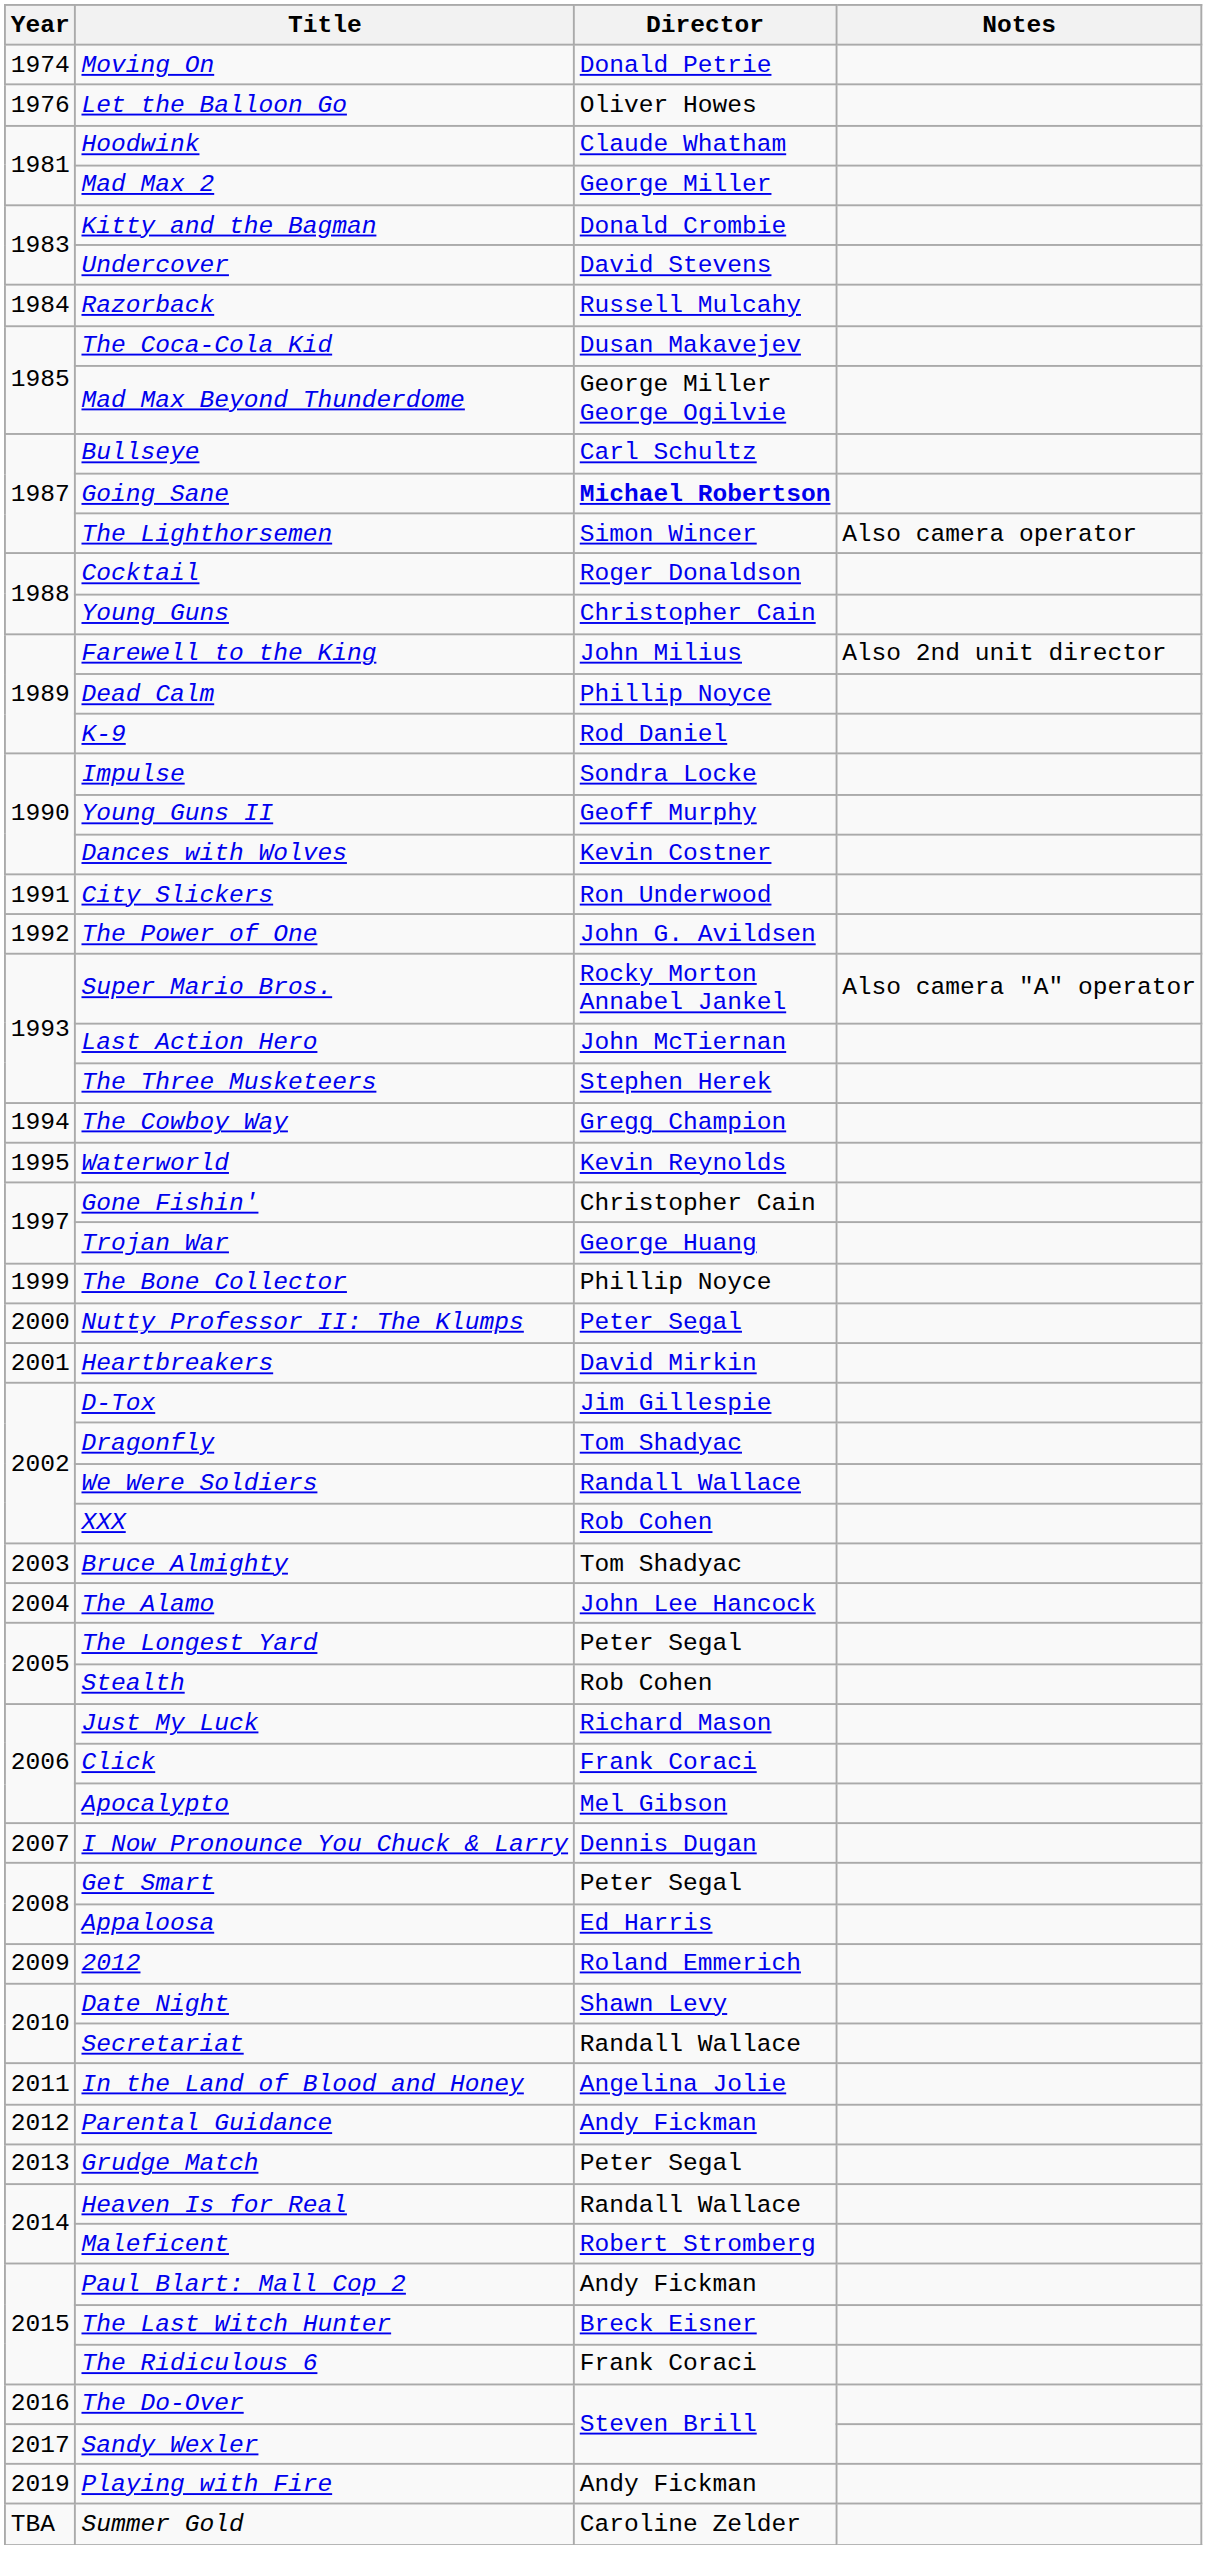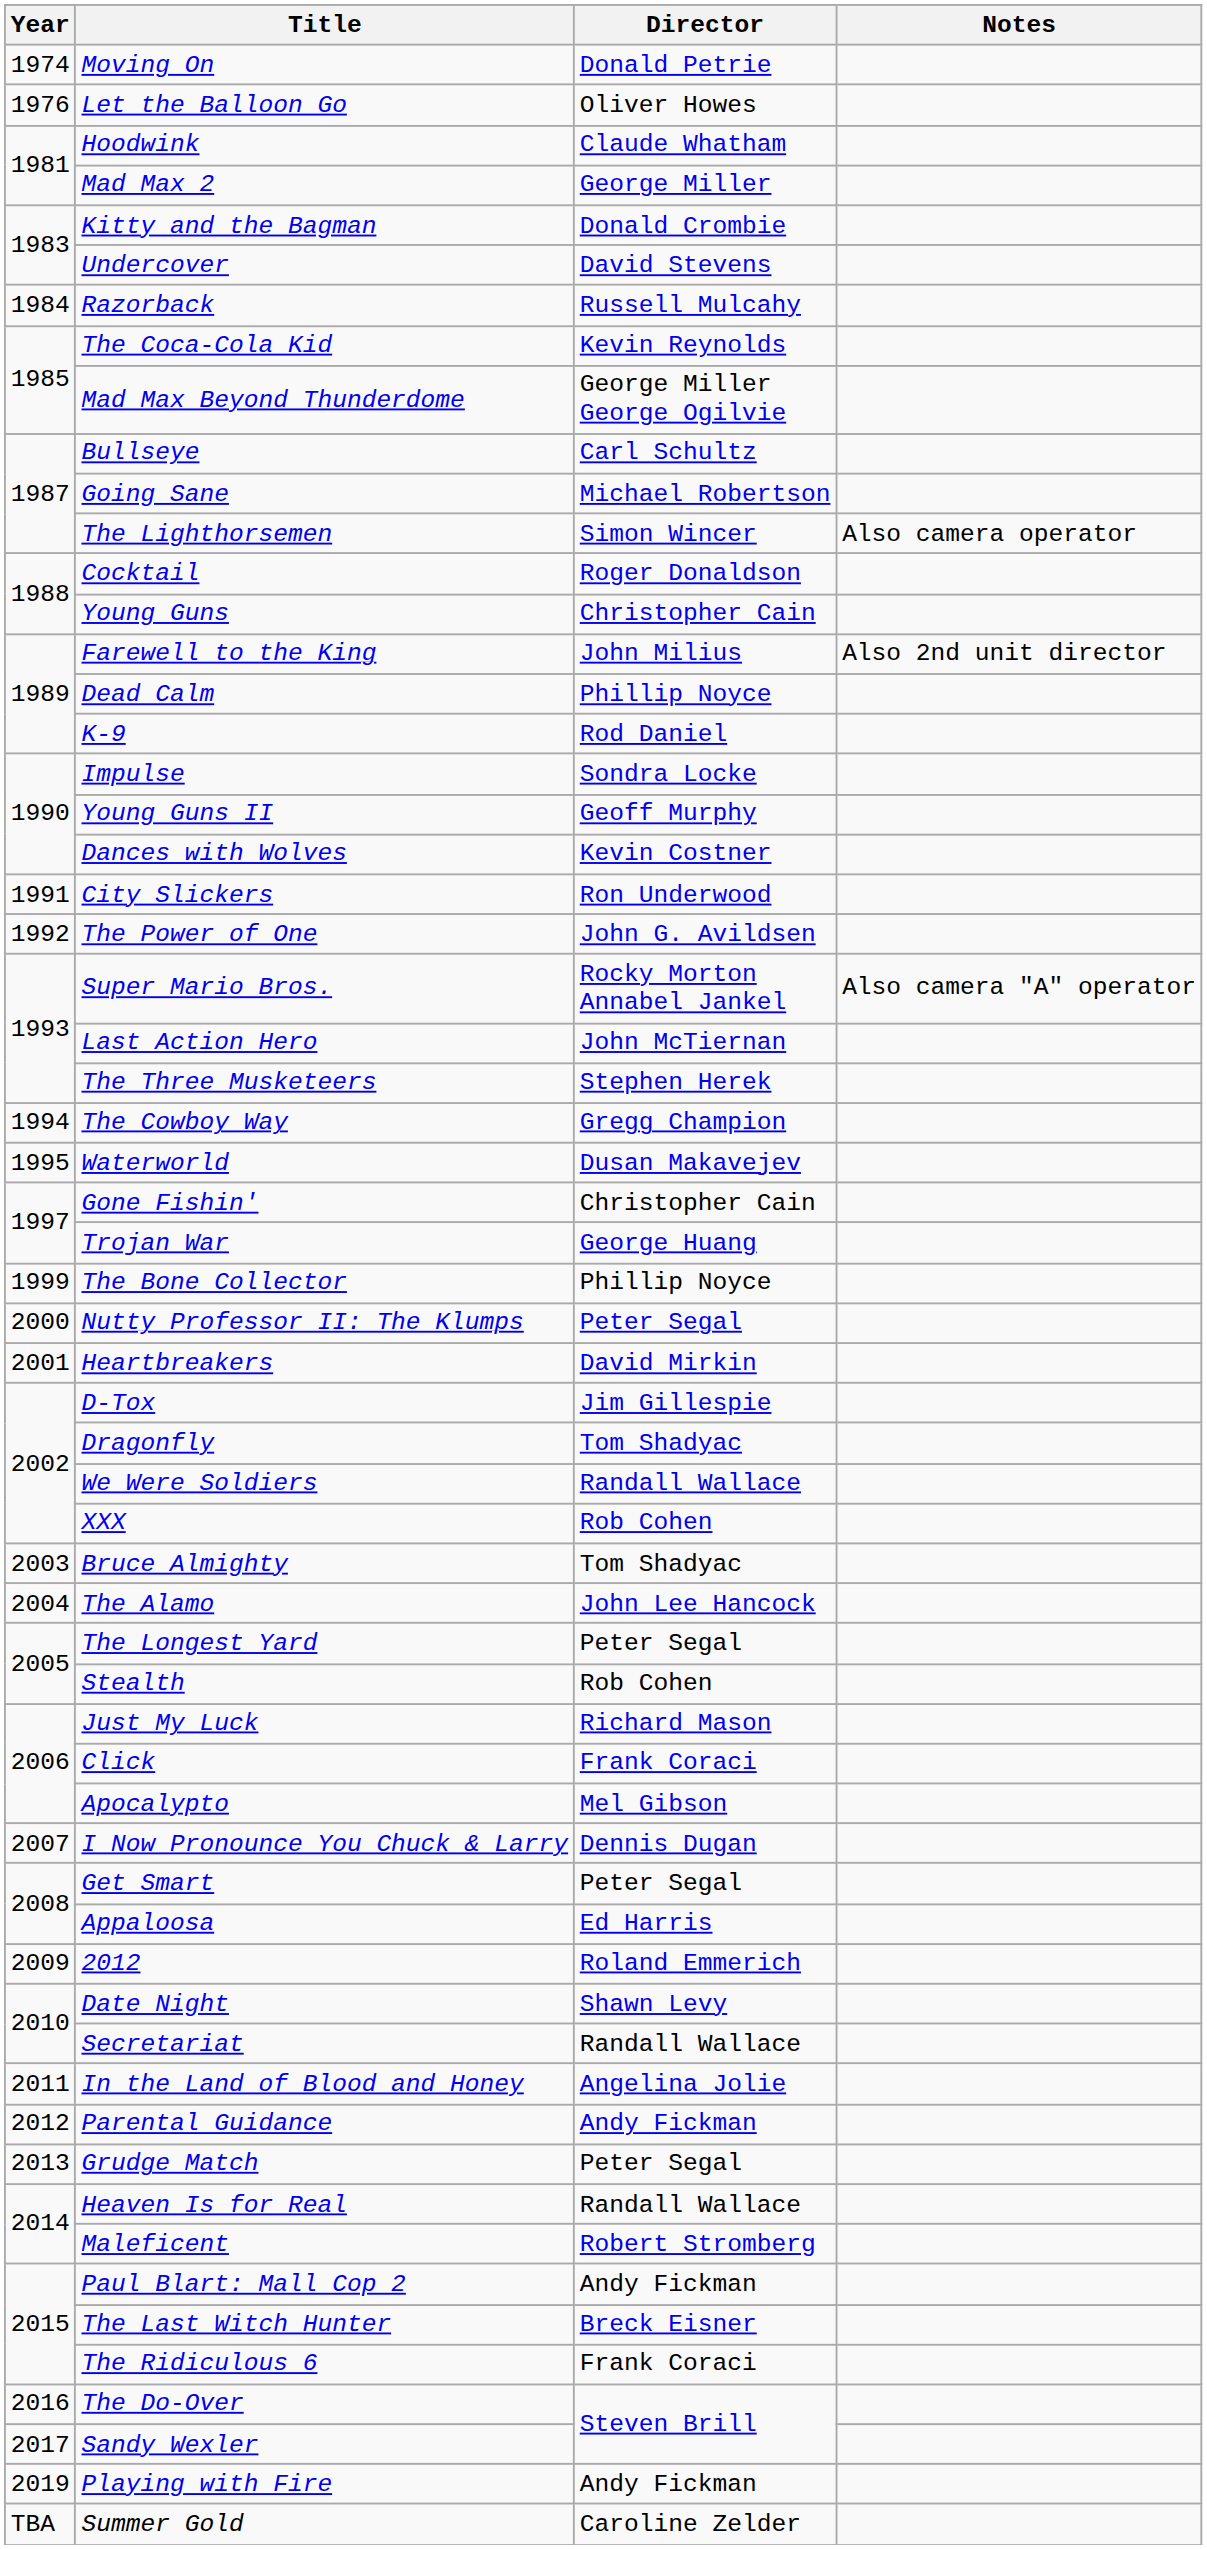(690, 345) Dusan Makavejev -> (683, 345) Kevin Reynolds
(705, 494) bold -> (705, 494) normal
(683, 1163) Kevin Reynolds -> (690, 1163) Dusan Makavejev
